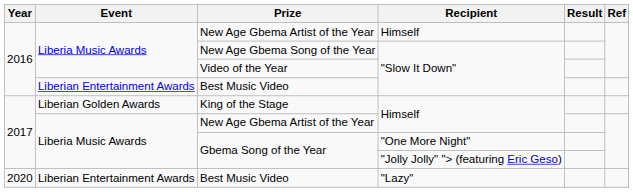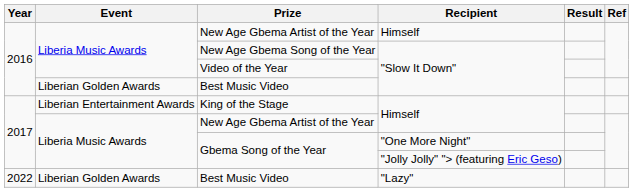(116, 86) Liberian Entertainment Awards -> (99, 86) Liberian Golden Awards
(99, 104) Liberian Golden Awards -> (116, 104) Liberian Entertainment Awards
(20, 178) 2020 -> (20, 178) 2022
(116, 178) Liberian Entertainment Awards -> (99, 178) Liberian Golden Awards
